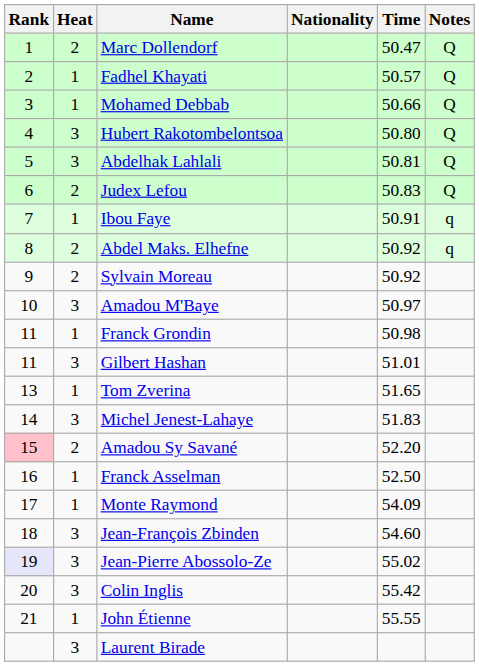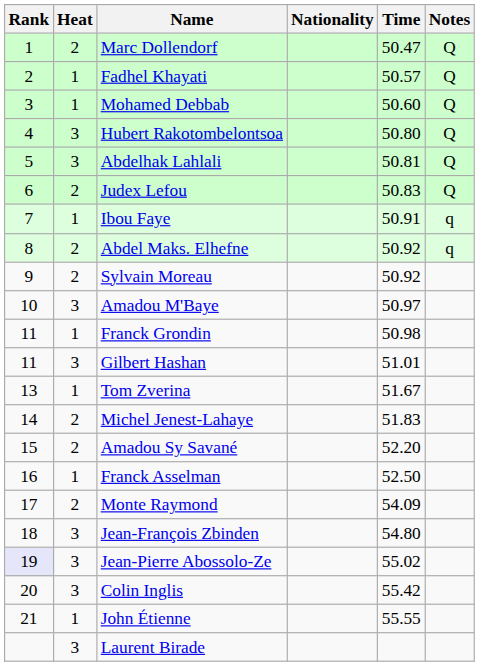(401, 104) 50.66 -> (401, 104) 50.60
(401, 390) 51.65 -> (401, 390) 51.67
(75, 418) 3 -> (75, 418) 2
(29, 447) pink background -> (29, 447) no background
(75, 504) 1 -> (75, 504) 2
(401, 533) 54.60 -> (401, 533) 54.80
